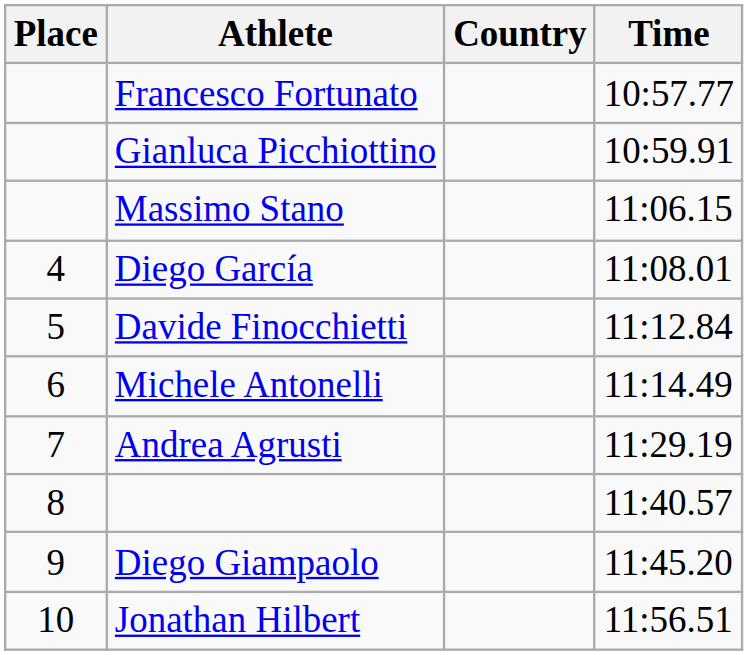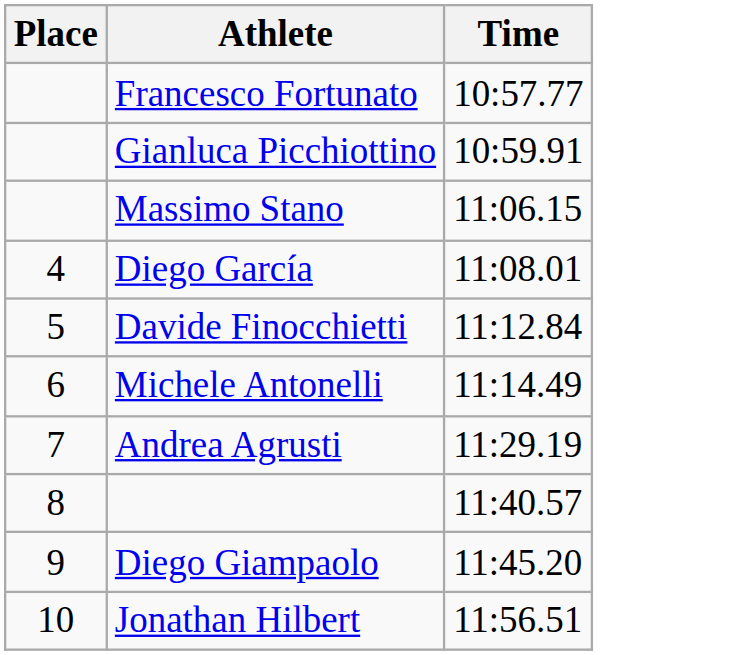- column: (520, 33)
